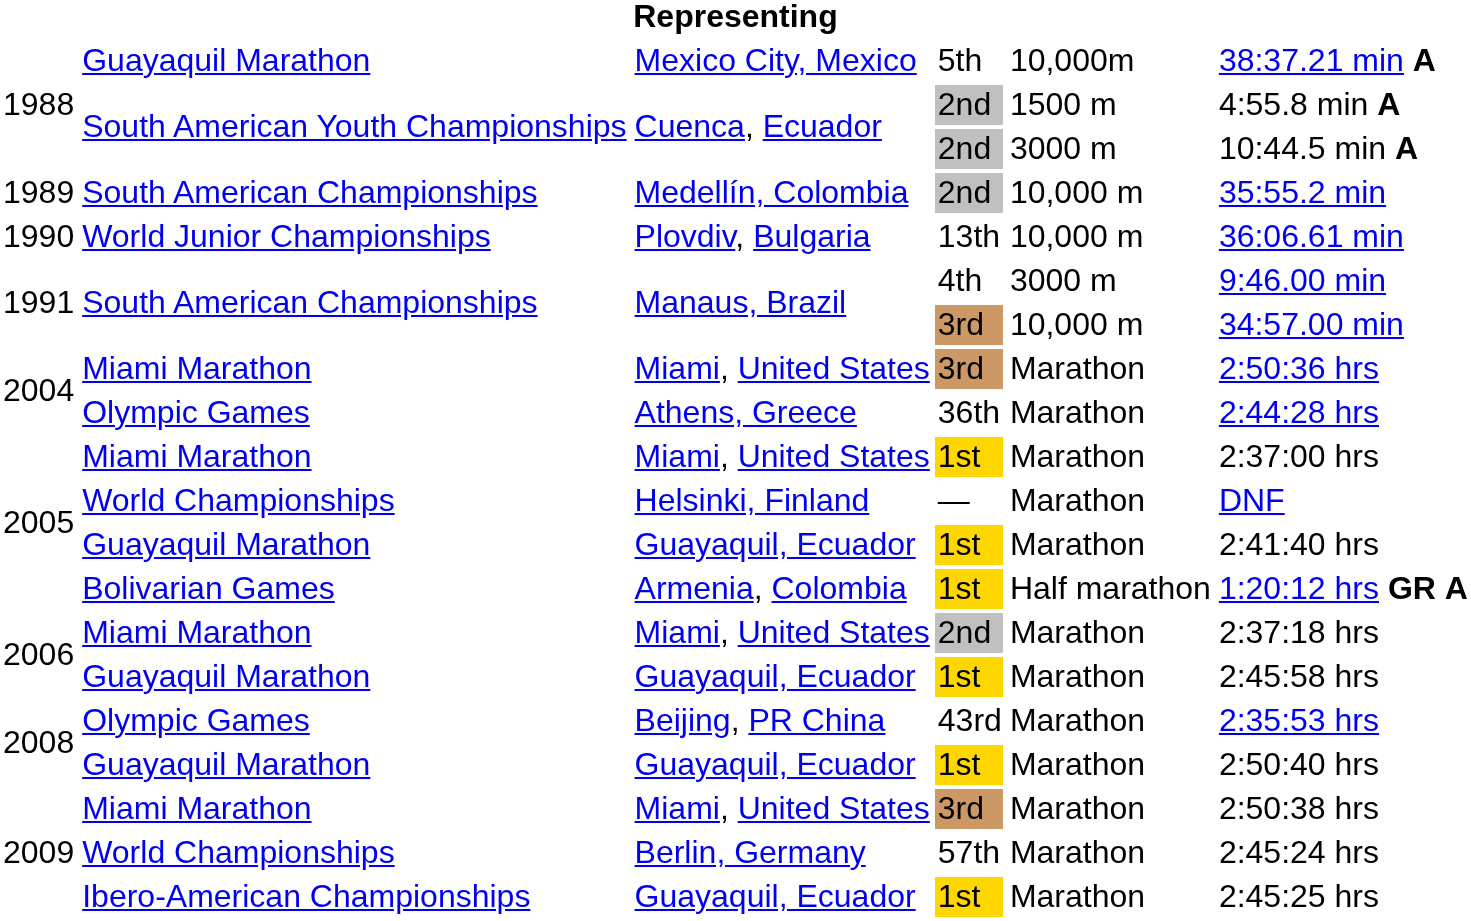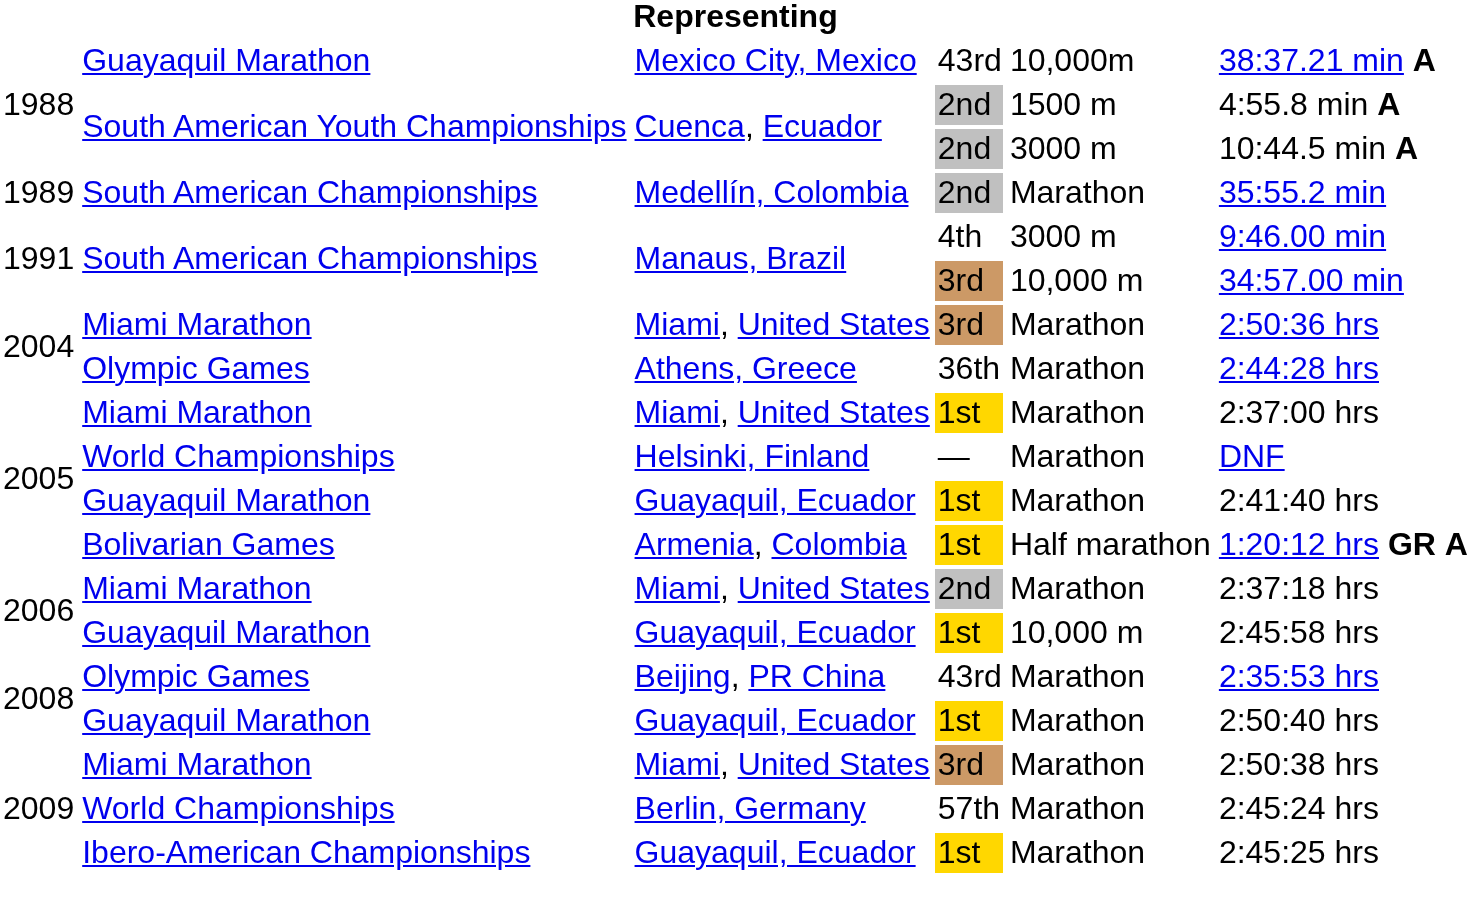(960, 60) 5th -> (970, 60) 43rd
(1077, 192) 10,000 m -> (1077, 192) Marathon
- row: (39, 236)
(1077, 676) Marathon -> (1077, 632) 10,000 m
